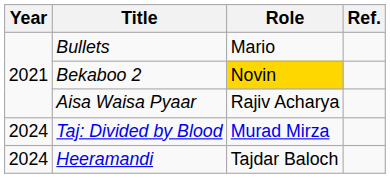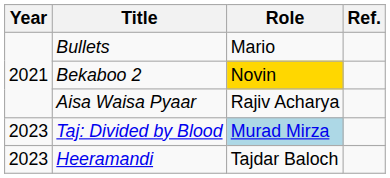(28, 131) 2024 -> (28, 131) 2023
(280, 131) no background -> (280, 131) lightblue background
(28, 159) 2024 -> (28, 159) 2023
